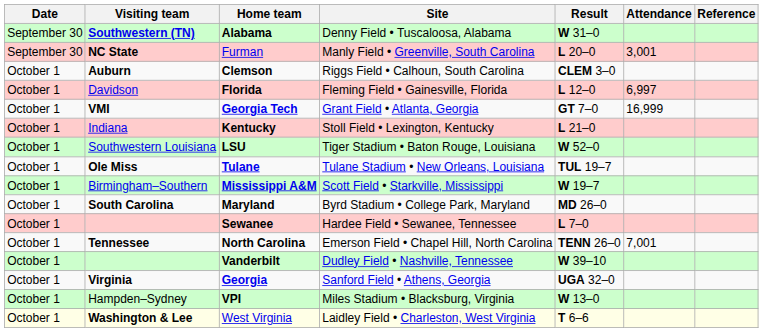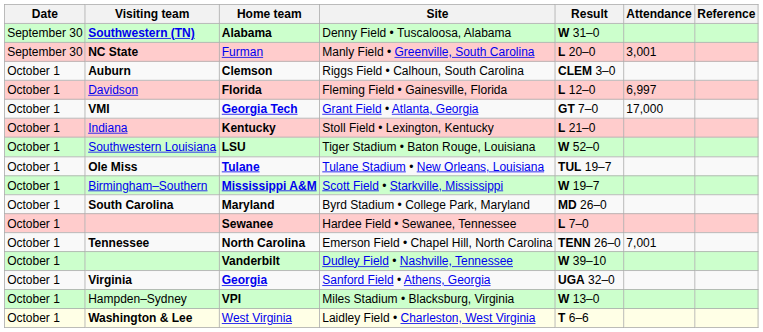(645, 109) 16,999 -> (645, 109) 17,000
